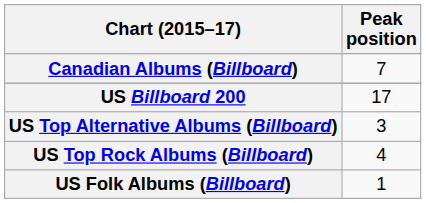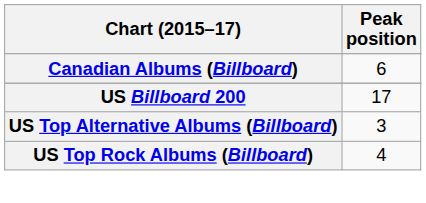(381, 68) 7 -> (381, 68) 6
- row: (173, 184)
